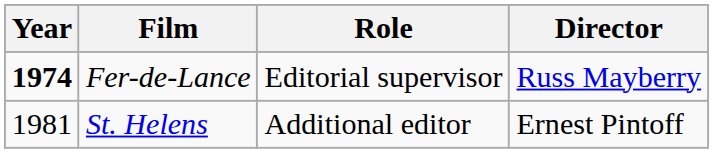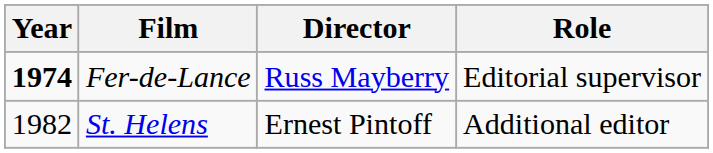columns swapped: (609, 28) <-> (384, 28)
(42, 123) 1981 -> (42, 123) 1982
